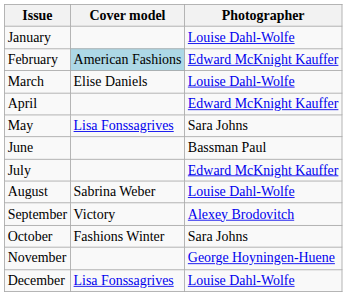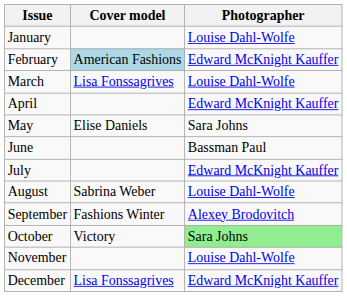(111, 81) Elise Daniels -> (124, 81) Lisa Fonssagrives
(124, 125) Lisa Fonssagrives -> (111, 125) Elise Daniels
(94, 214) Victory -> (119, 214) Fashions Winter
(119, 236) Fashions Winter -> (94, 236) Victory
(218, 236) no background -> (218, 236) lightgreen background
(261, 258) George Hoyningen-Huene -> (241, 258) Louise Dahl-Wolfe
(241, 280) Louise Dahl-Wolfe -> (263, 280) Edward McKnight Kauffer
